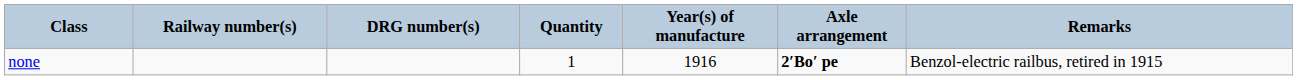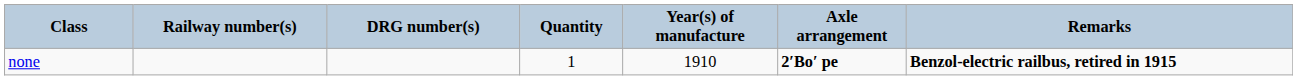(700, 61) 1916 -> (700, 61) 1910
(1036, 61) normal -> (1043, 61) bold
